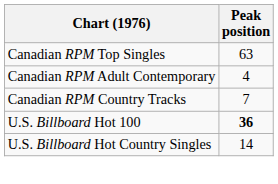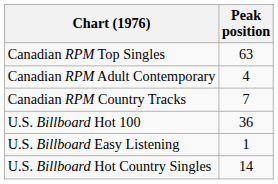(246, 122) bold -> (246, 122) normal
+ row: (94, 144)
